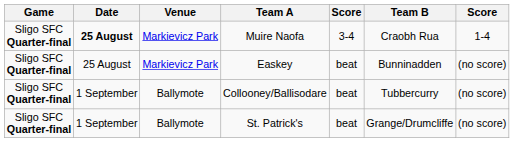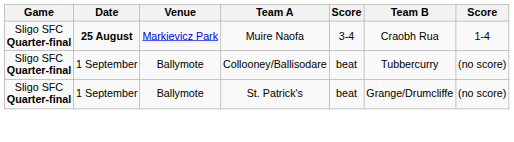- row: (275, 65)
